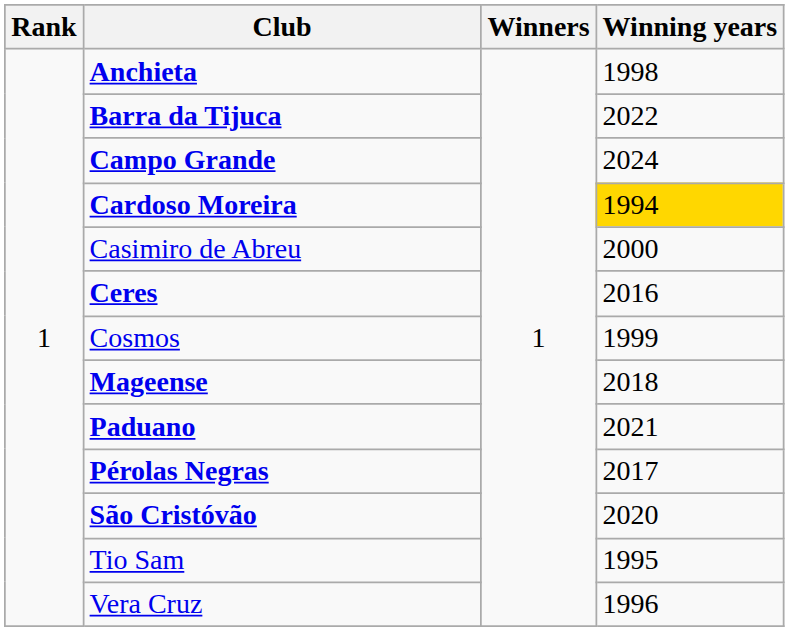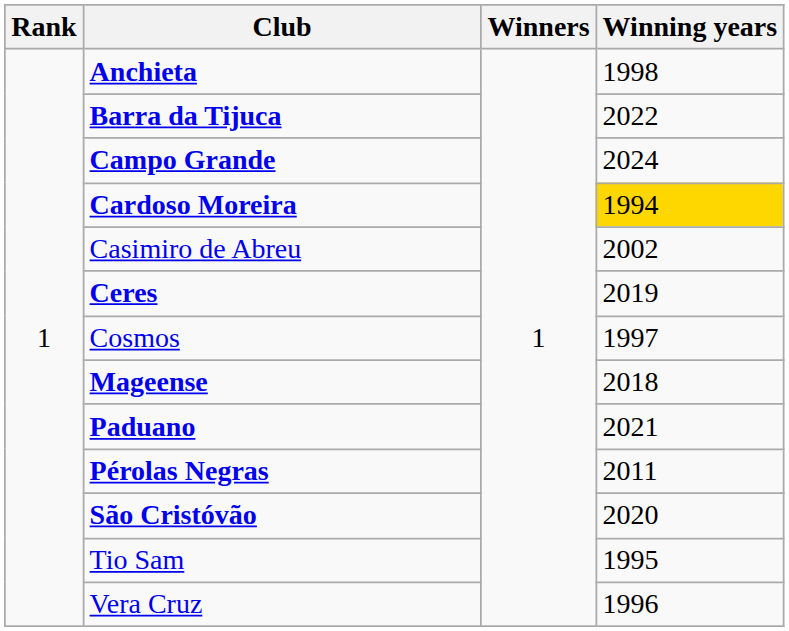(631, 248) 2000 -> (631, 248) 2002
(631, 293) 2016 -> (631, 293) 2019
(631, 337) 1999 -> (631, 337) 1997
(631, 470) 2017 -> (630, 470) 2011
